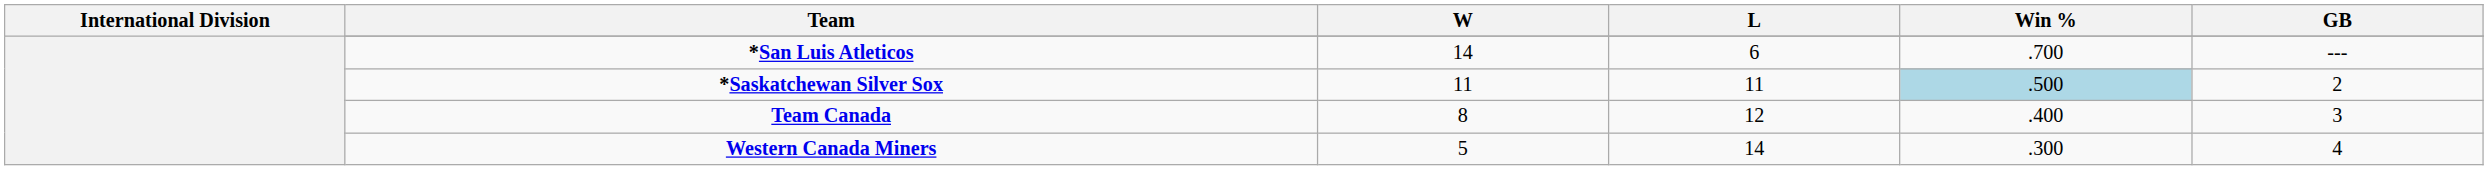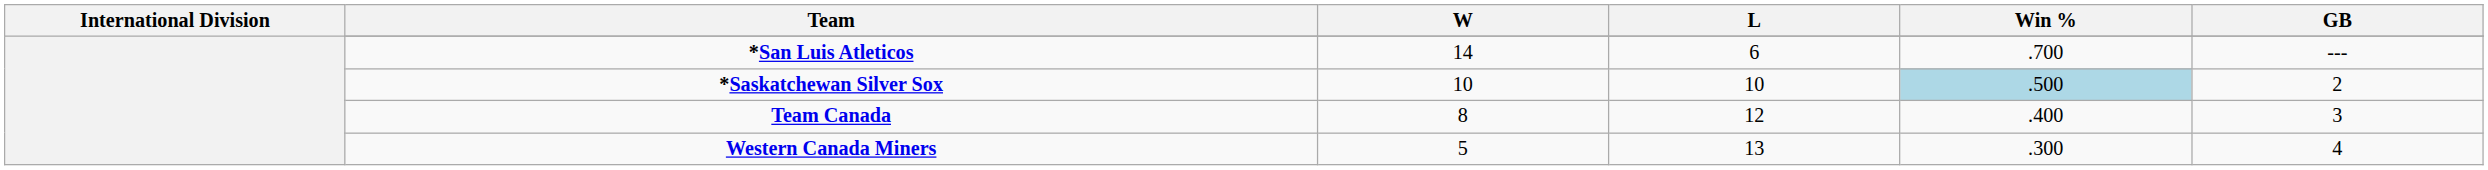(1463, 84) 11 -> (1463, 84) 10
(1754, 84) 11 -> (1754, 84) 10
(1754, 148) 14 -> (1754, 148) 13
